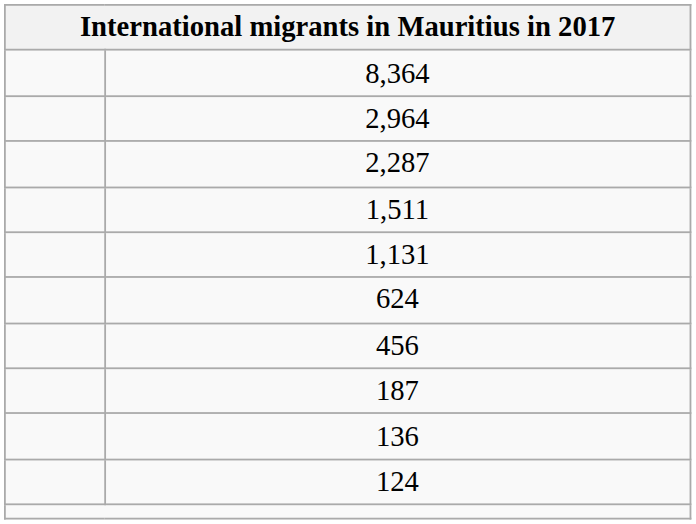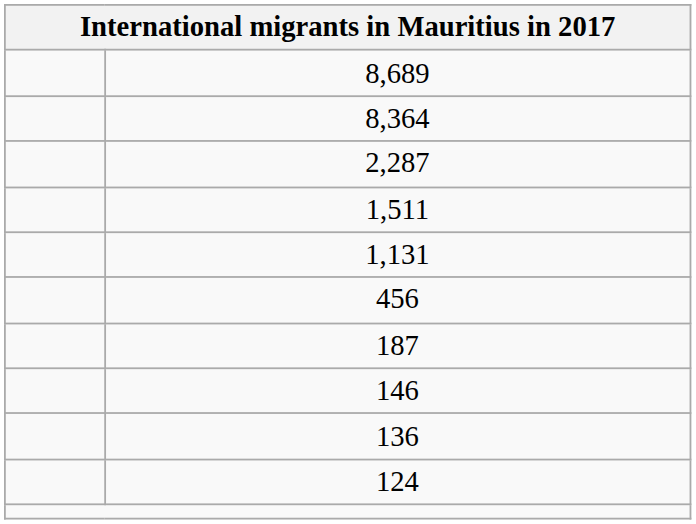+ row: (397, 72)
- row: (397, 118)
- row: (397, 299)
+ row: (397, 390)
